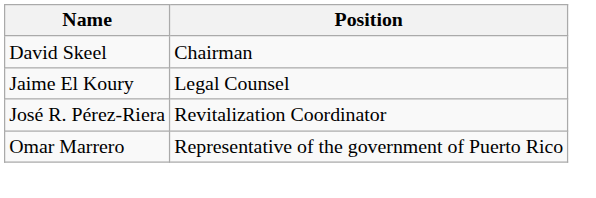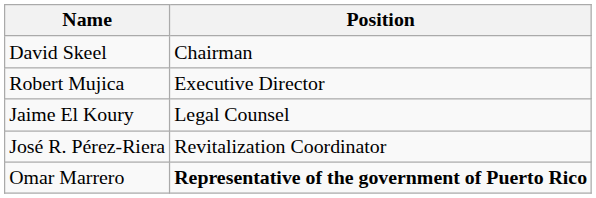+ row: (67, 83)
(369, 146) normal -> (381, 177) bold
